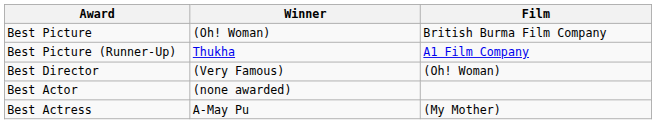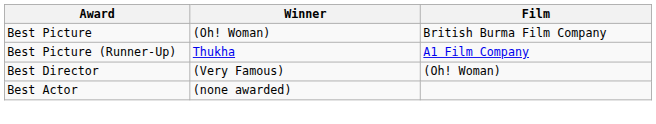- row: (49, 109)
